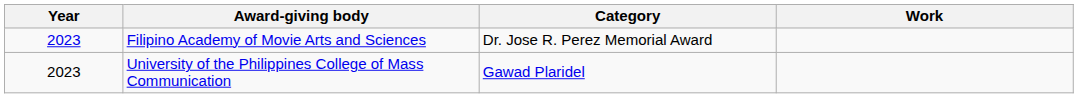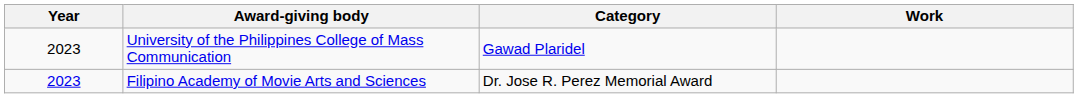rows swapped: (276, 40) <-> (275, 72)
